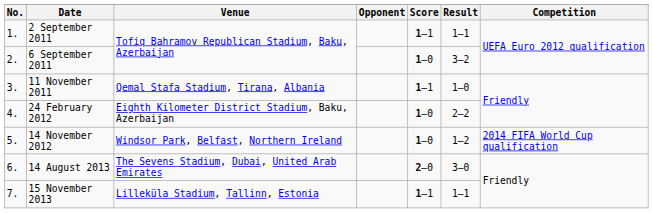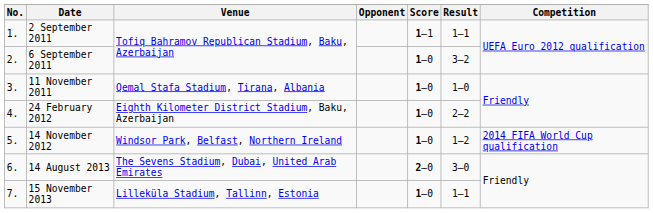(424, 87) 1–1 -> (424, 87) 1–0
(424, 194) 1–1 -> (424, 194) 1–0
